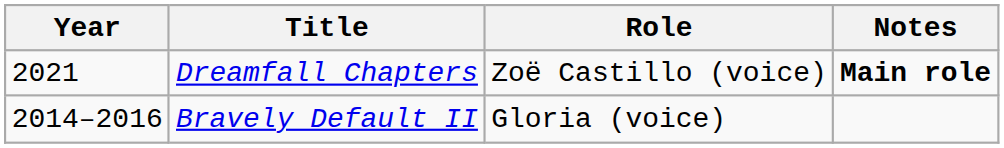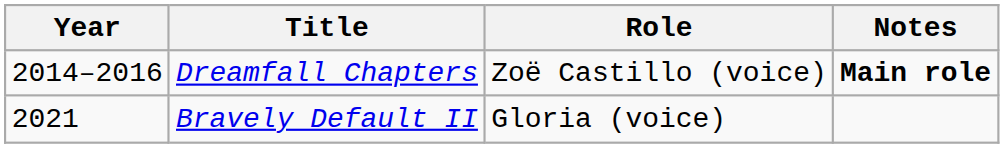(45, 73) 2021 -> (87, 73) 2014–2016
(87, 119) 2014–2016 -> (45, 119) 2021
